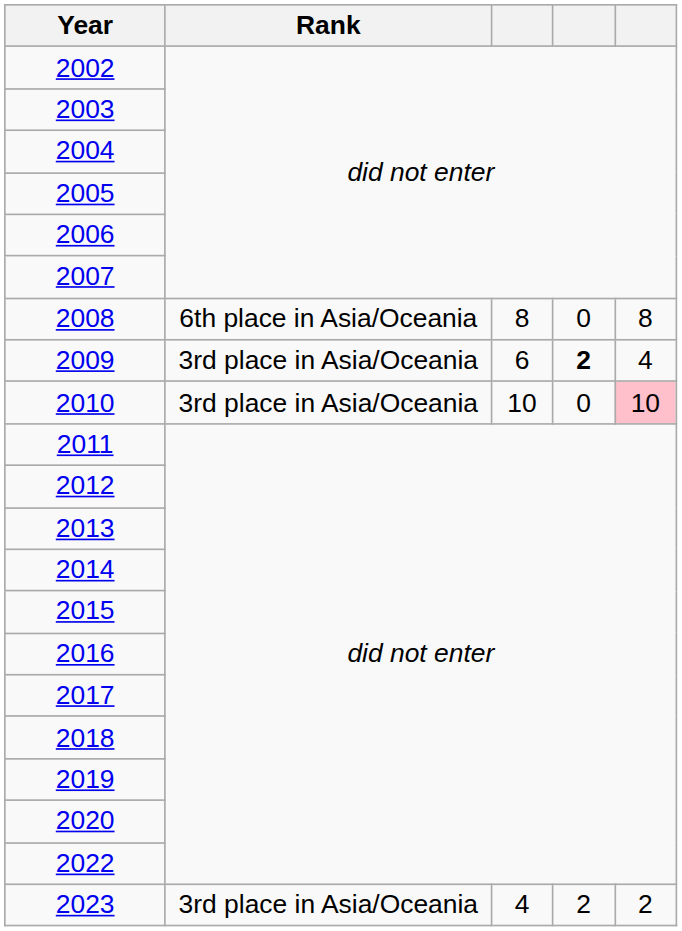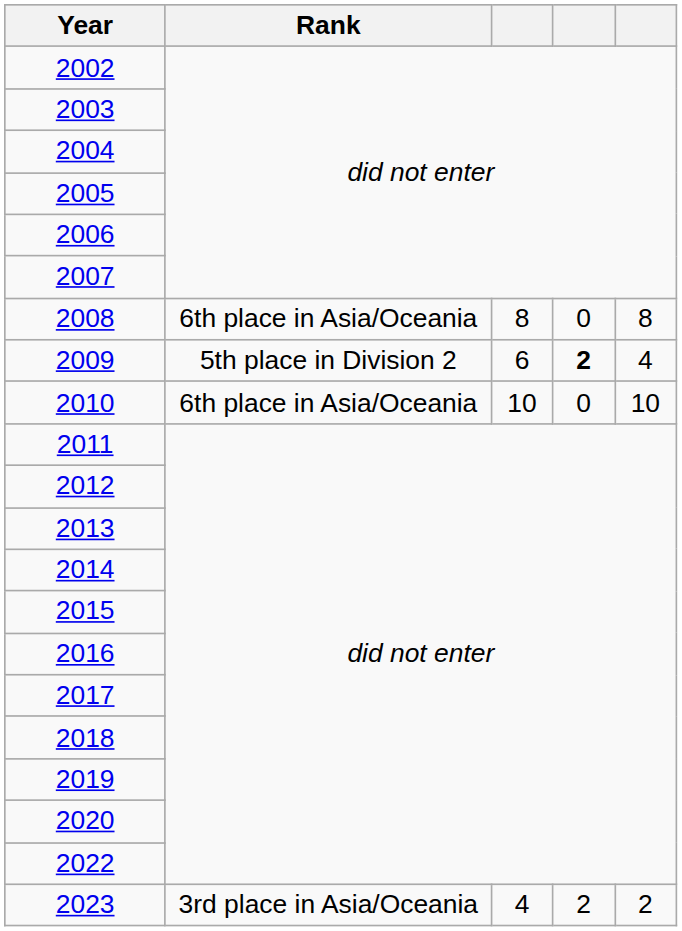(328, 360) 3rd place in Asia/Oceania -> (328, 360) 5th place in Division 2
(328, 402) 3rd place in Asia/Oceania -> (328, 402) 6th place in Asia/Oceania
(645, 402) pink background -> (645, 402) no background
